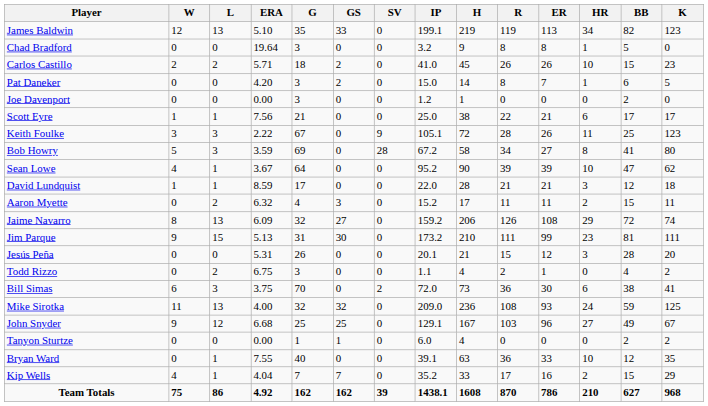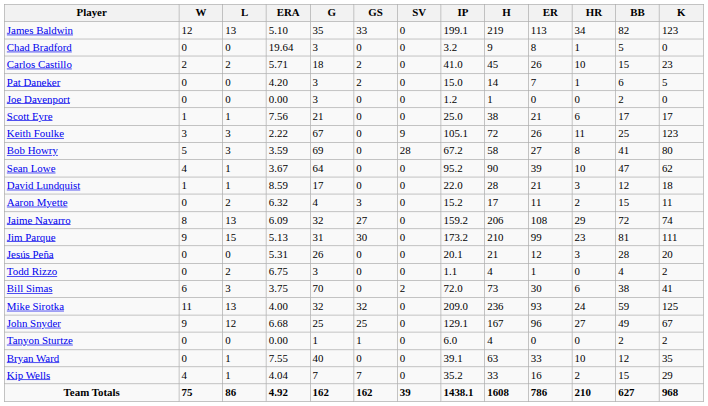- column: (518, 13)
